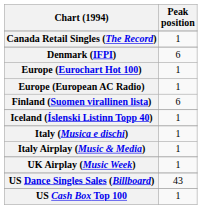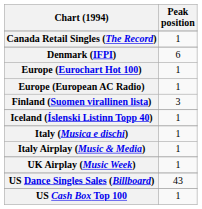(178, 102) 6 -> (178, 102) 3
